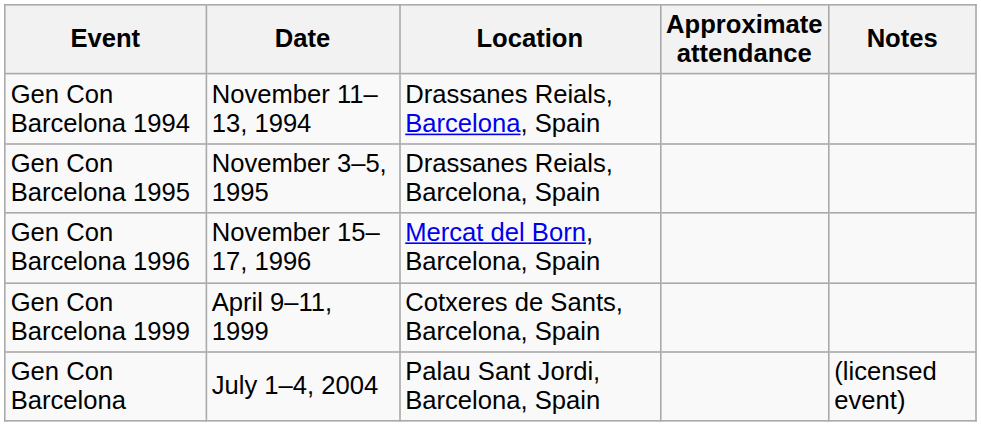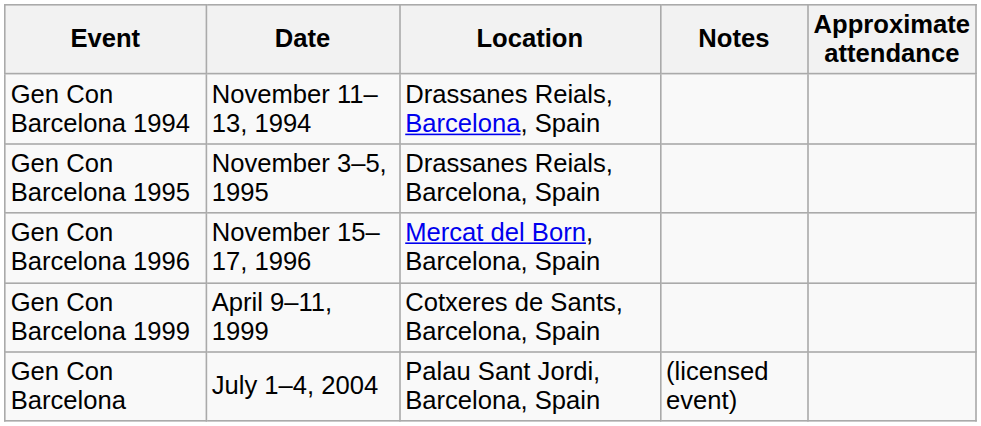columns swapped: (744, 39) <-> (902, 39)
